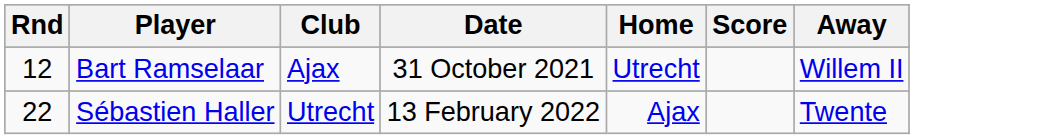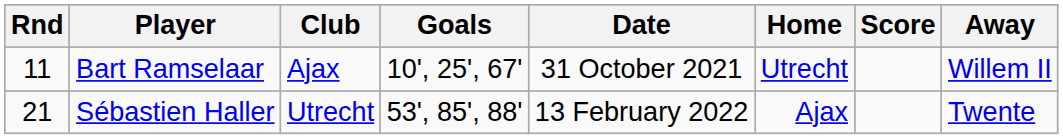+ column: (455, 25)
(37, 68) 12 -> (37, 68) 11
(37, 111) 22 -> (37, 111) 21
